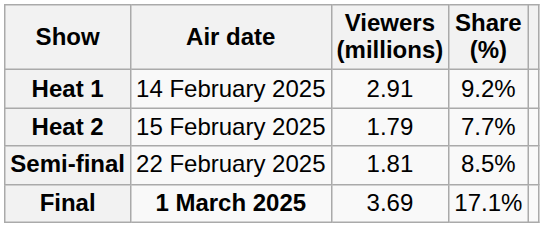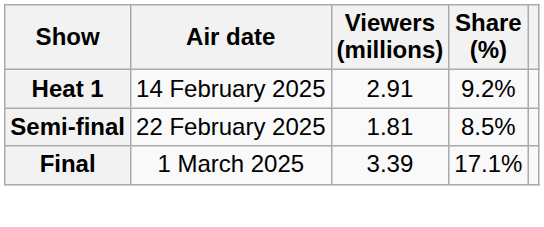- row: (68, 126)
(231, 202) bold -> (231, 164) normal
(390, 202) 3.69 -> (390, 164) 3.39
